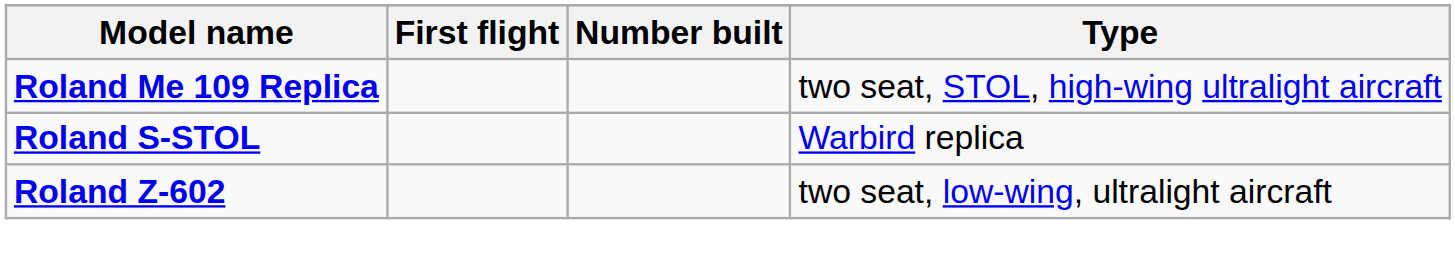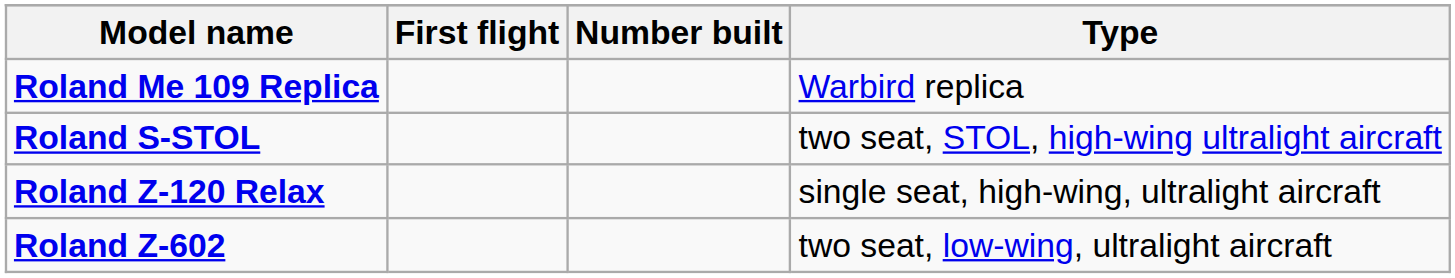(1120, 85) two seat, STOL, high-wing ultralight aircraft -> (911, 85) Warbird replica
(911, 138) Warbird replica -> (1120, 138) two seat, STOL, high-wing ultralight aircraft
+ row: (169, 191)
